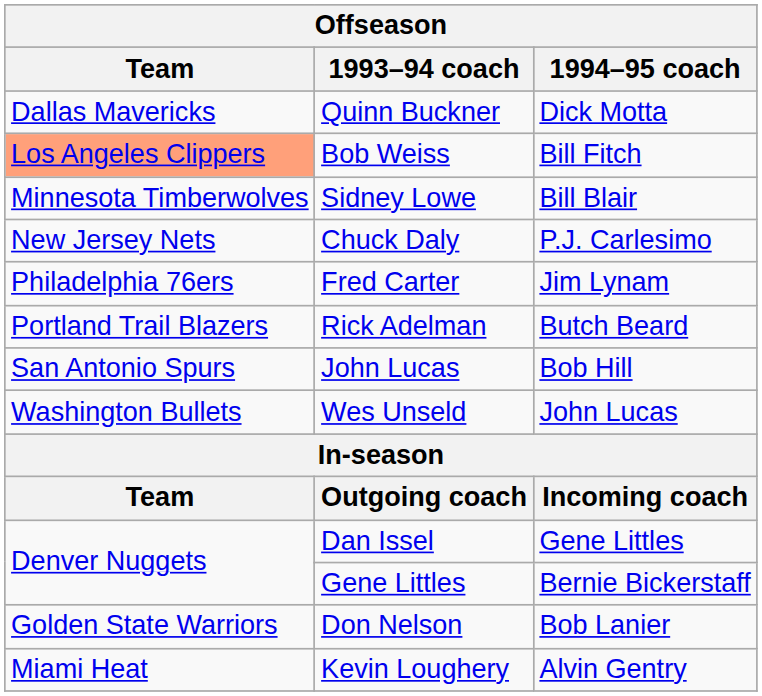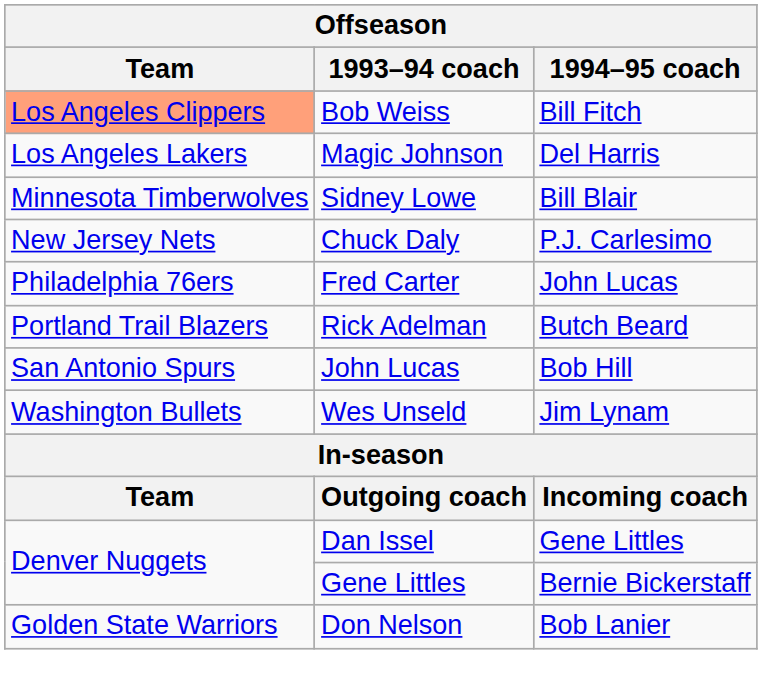- row: (411, 111)
+ row: (412, 154)
(604, 283) Jim Lynam -> (609, 283) John Lucas
(609, 411) John Lucas -> (604, 411) Jim Lynam
- row: (415, 669)
